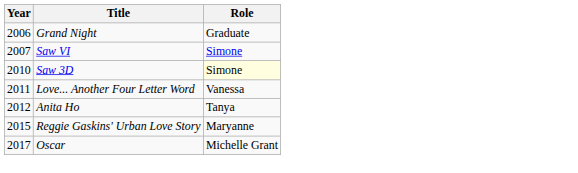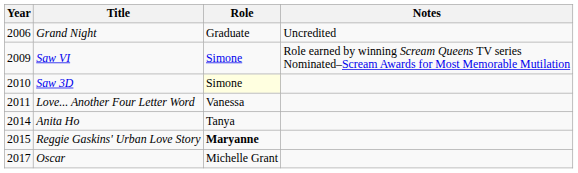+ column: (427, 13)
(19, 51) 2007 -> (19, 58) 2009
(19, 107) 2012 -> (19, 121) 2014
(230, 126) normal -> (232, 139) bold
